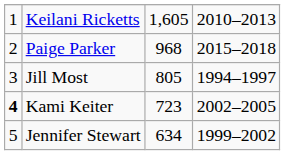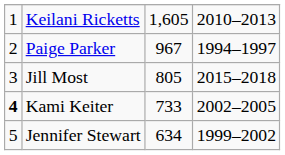(169, 48) 968 -> (169, 48) 967
(236, 48) 2015–2018 -> (236, 48) 1994–1997
(236, 77) 1994–1997 -> (236, 77) 2015–2018
(169, 106) 723 -> (169, 106) 733
